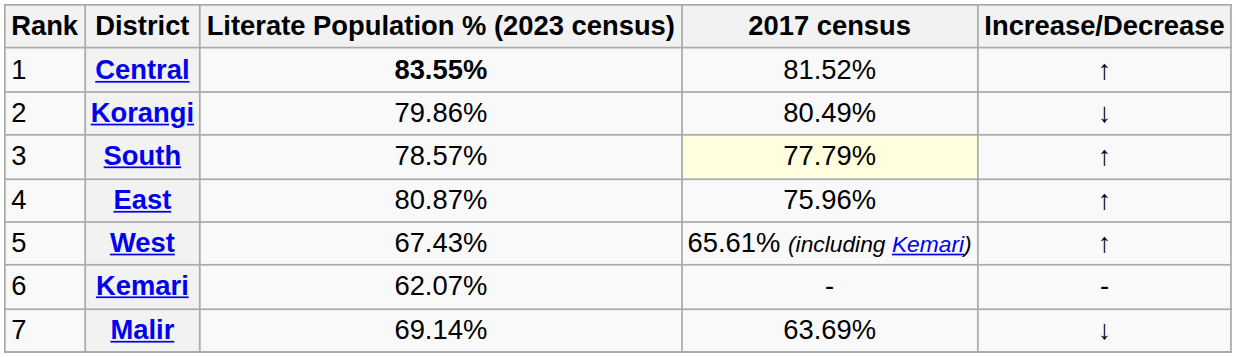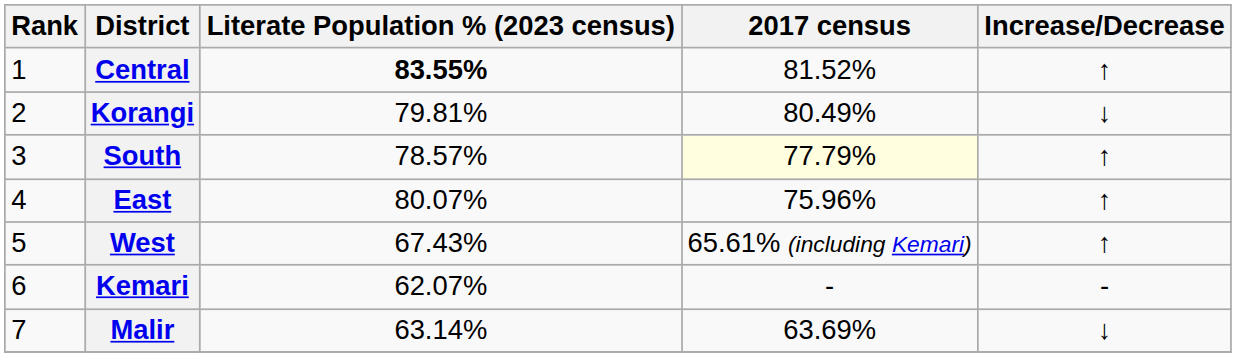(441, 112) 79.86% -> (441, 112) 79.81%
(441, 199) 80.87% -> (441, 199) 80.07%
(441, 329) 69.14% -> (441, 329) 63.14%
